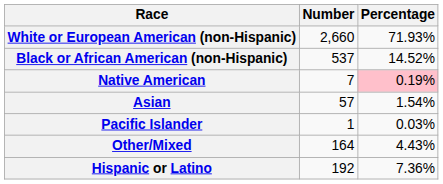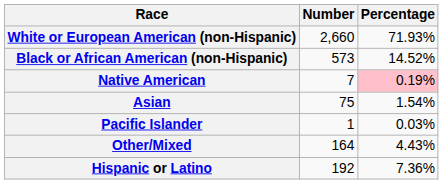(343, 59) 537 -> (343, 59) 573
(347, 102) 57 -> (347, 102) 75
